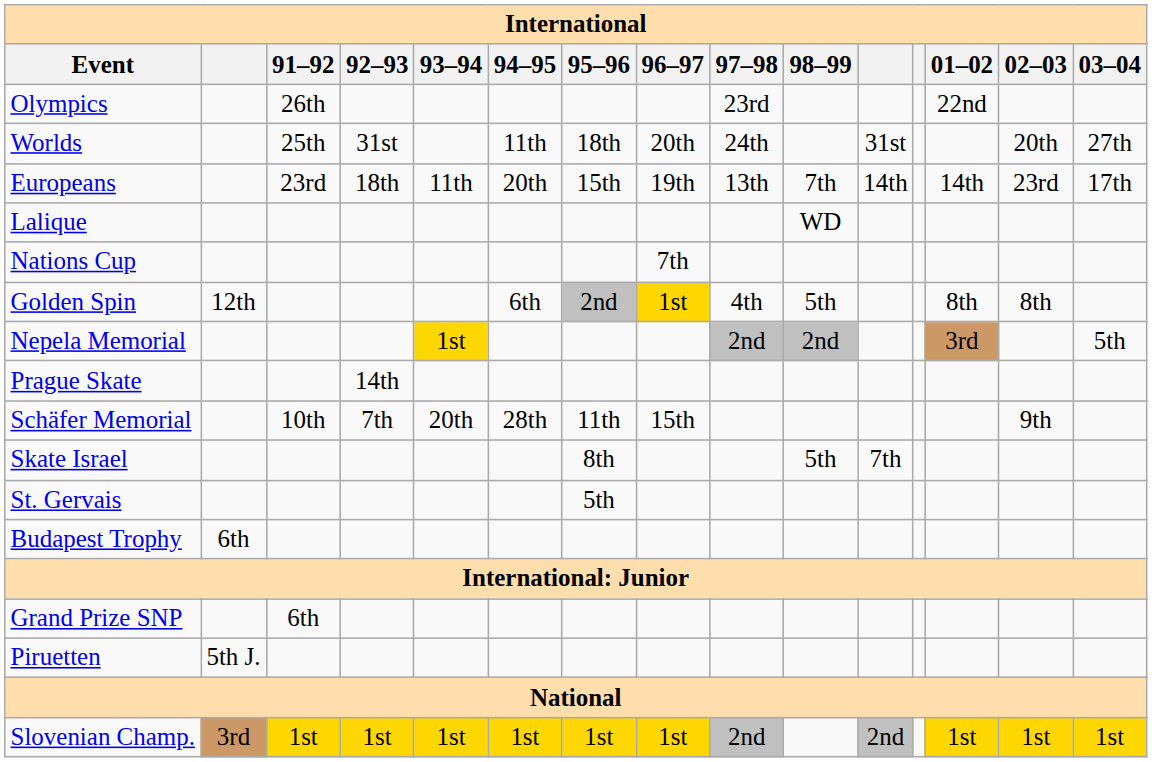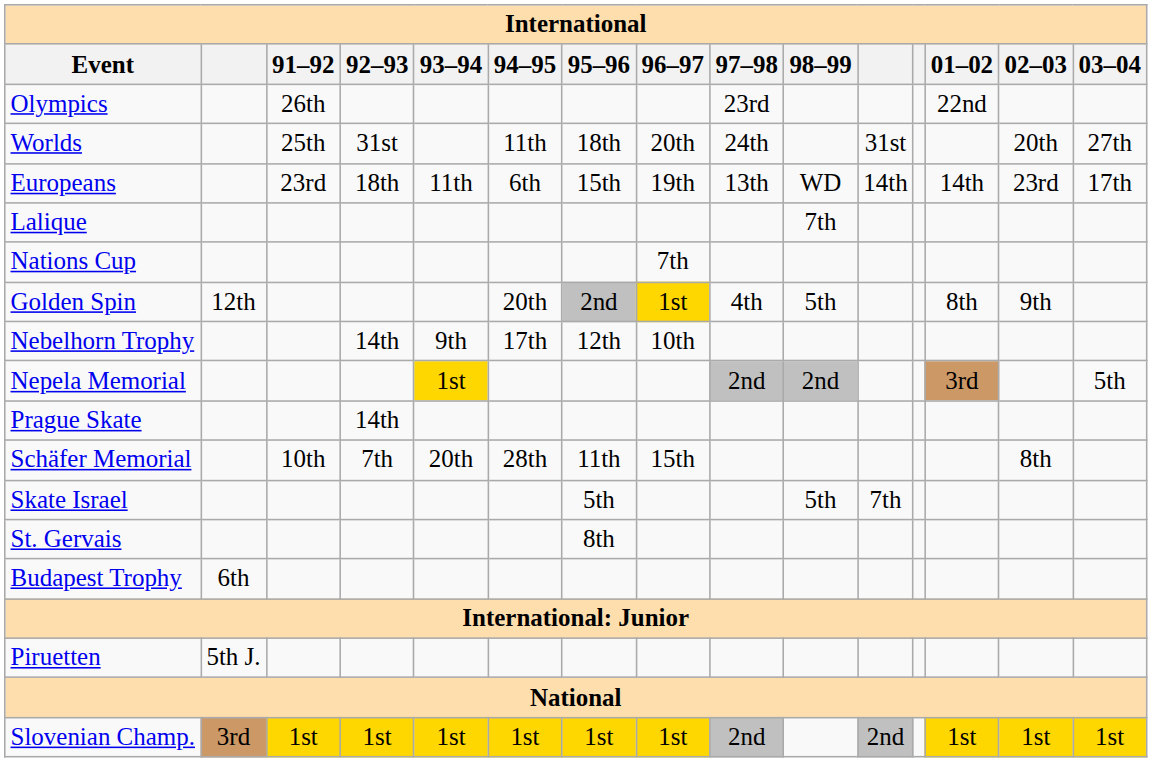(525, 182) 20th -> (525, 182) 6th
(821, 182) 7th -> (821, 182) WD
(821, 222) WD -> (821, 222) 7th
(525, 301) 6th -> (525, 301) 20th
(1036, 301) 8th -> (1036, 301) 9th
+ row: (102, 340)
(1036, 420) 9th -> (1036, 459) 8th
(599, 459) 8th -> (599, 499) 5th
(599, 499) 5th -> (599, 538) 8th
- row: (97, 618)
